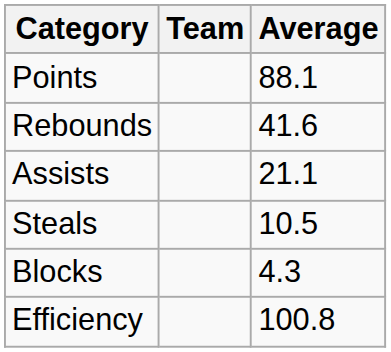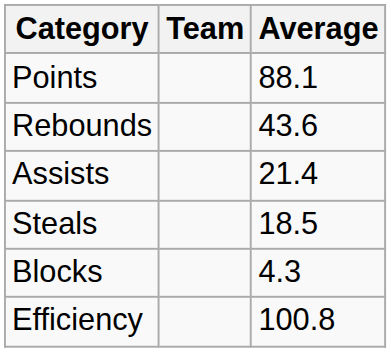(288, 126) 41.6 -> (288, 126) 43.6
(288, 175) 21.1 -> (288, 175) 21.4
(288, 223) 10.5 -> (288, 223) 18.5
